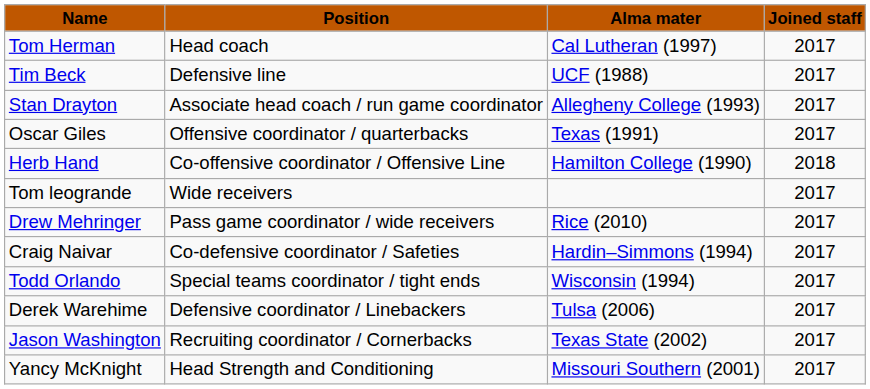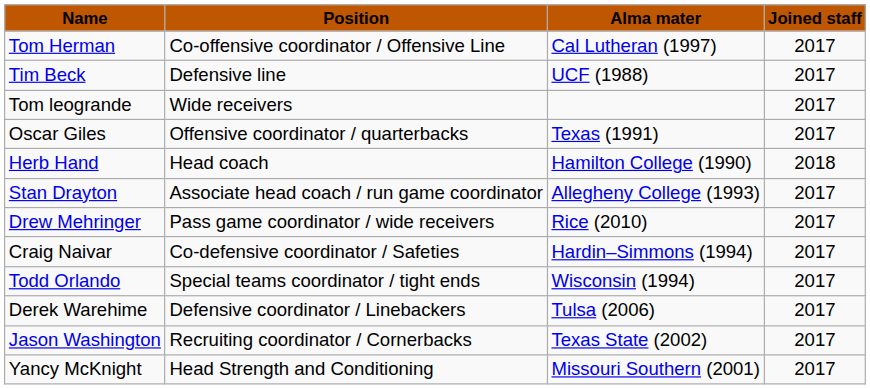(219, 45) Head coach -> (337, 45) Co-offensive coordinator / Offensive Line
rows swapped: (63, 104) <-> (70, 192)
(337, 163) Co-offensive coordinator / Offensive Line -> (219, 163) Head coach
